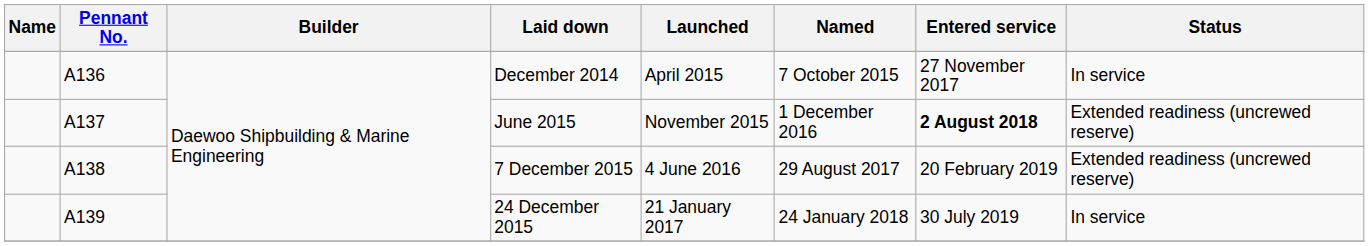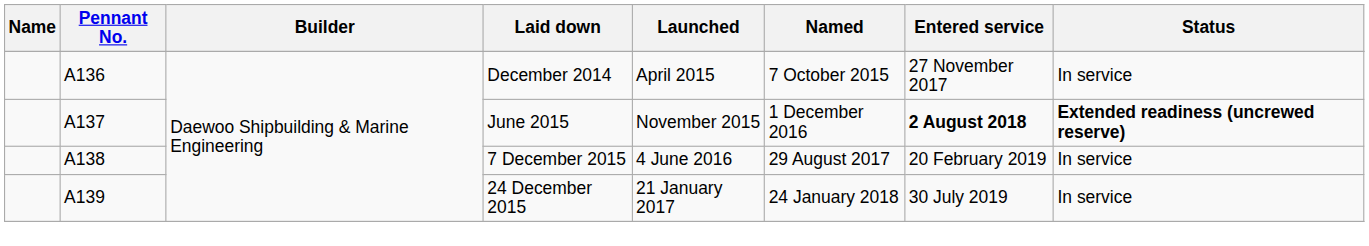(1191, 122) normal -> (1186, 122) bold
(1191, 169) Extended readiness (uncrewed reserve) -> (1095, 160) In service
